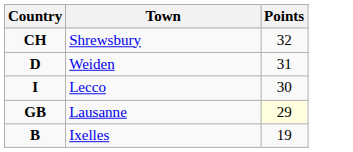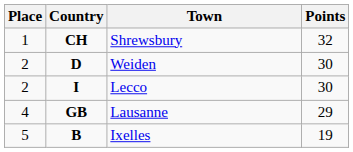+ column: (25, 16)
(284, 64) 31 -> (325, 64) 30
(284, 111) lightyellow background -> (325, 111) no background
